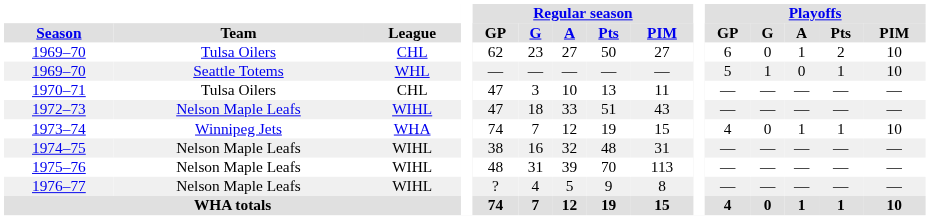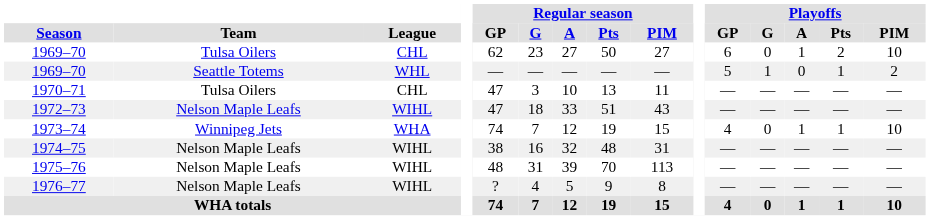(894, 71) 10 -> (894, 71) 2
